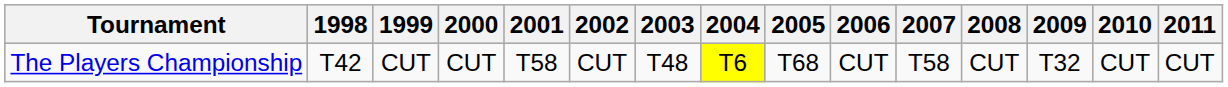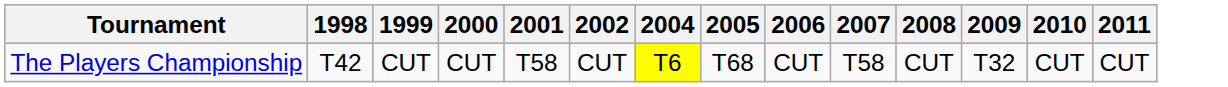- column: (667, 24)
